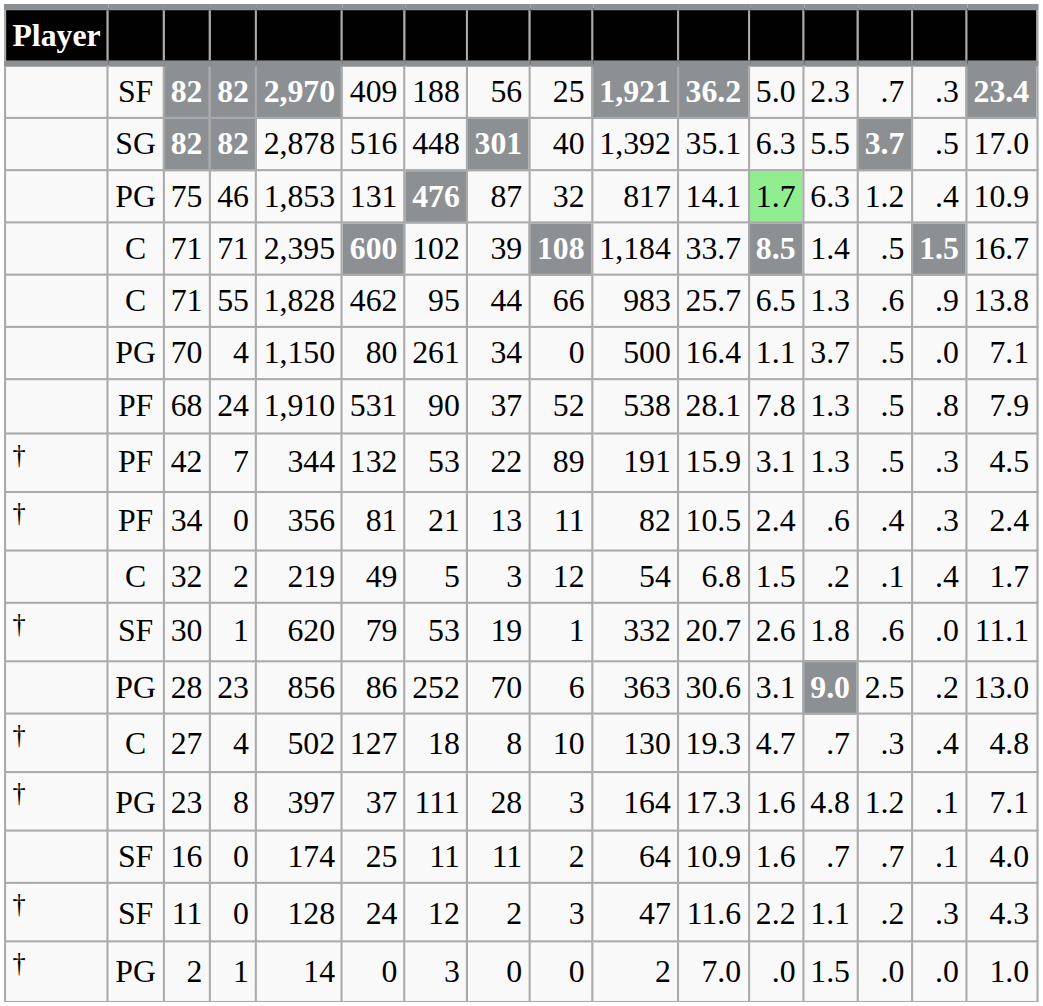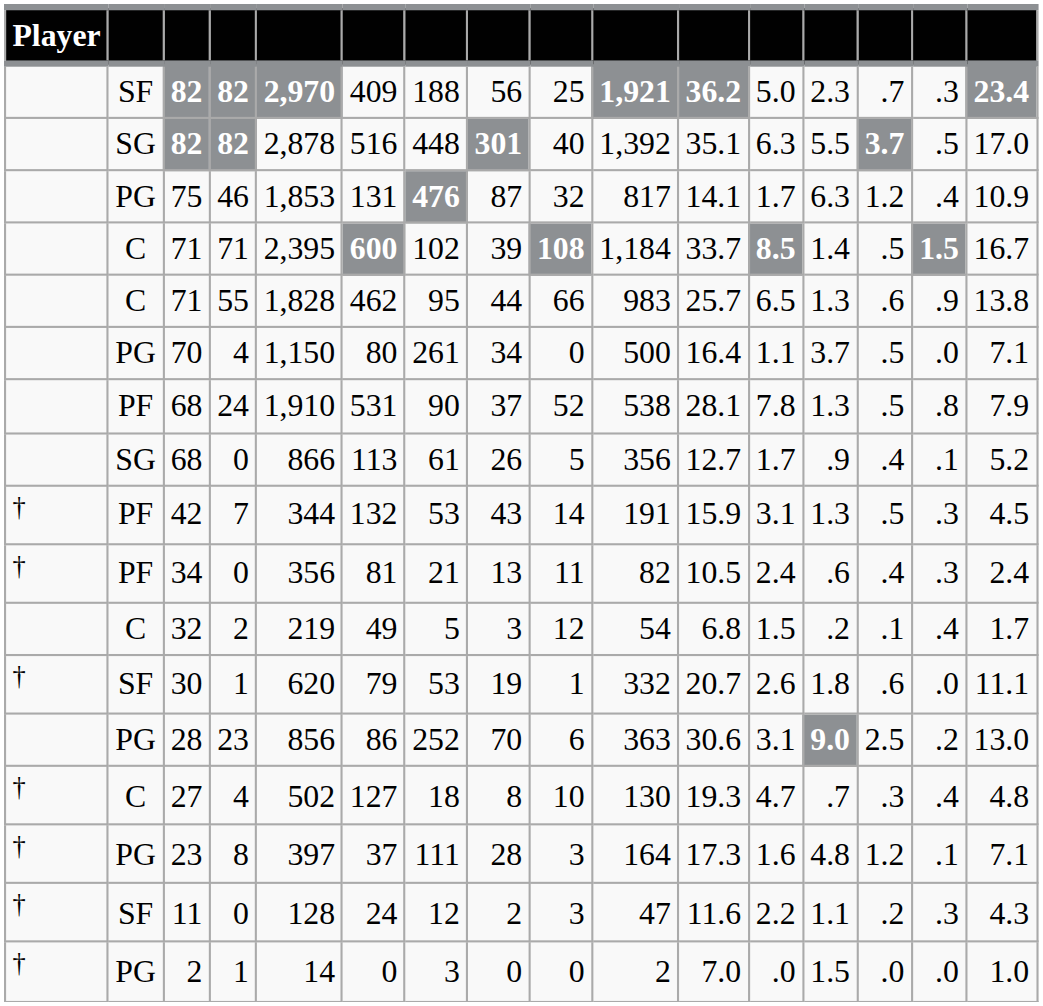(776, 196) lightgreen background -> (776, 196) no background
+ row: (187, 458)
(506, 461) 22 -> (506, 513) 43
(569, 461) 89 -> (569, 513) 14
- row: (187, 856)
